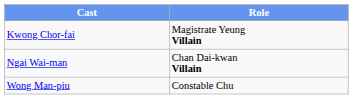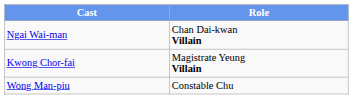rows swapped: (41, 35) <-> (37, 63)
